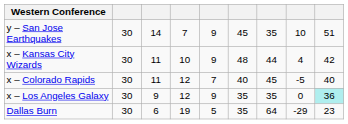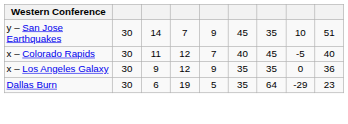- row: (40, 59)
(329, 96) paleturquoise background -> (329, 69) no background
